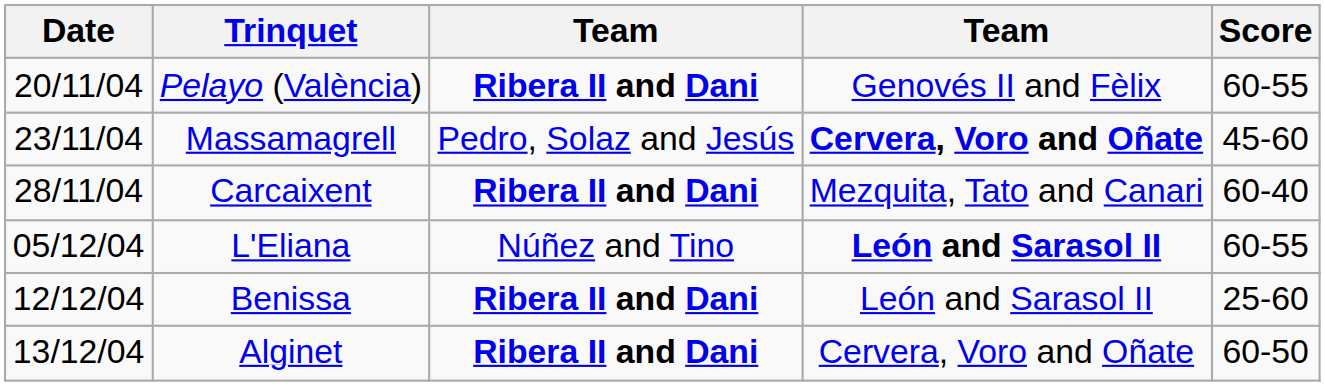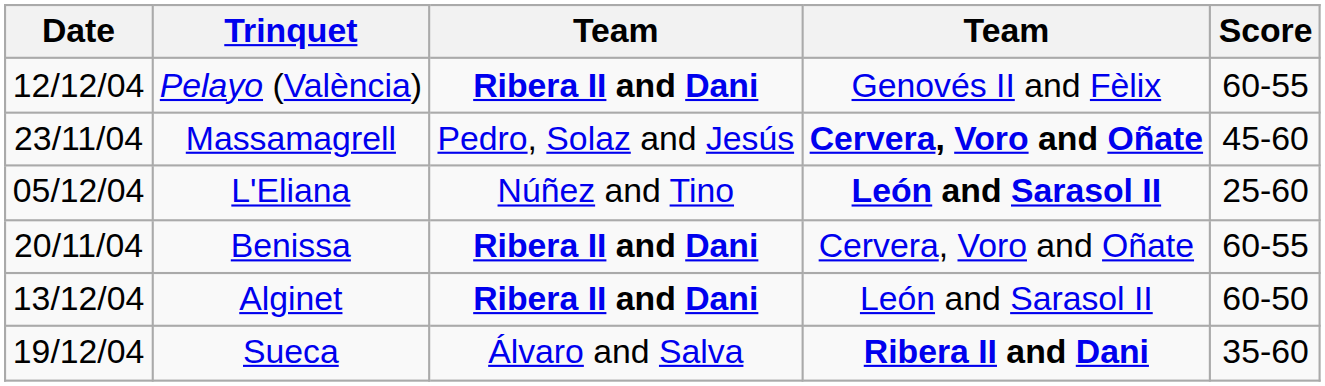(79, 84) 20/11/04 -> (79, 84) 12/12/04
- row: (291, 191)
(1266, 245) 60-55 -> (1266, 191) 25-60
(79, 298) 12/12/04 -> (79, 245) 20/11/04
(1006, 298) León and Sarasol II -> (1006, 245) Cervera, Voro and Oñate
(1266, 298) 25-60 -> (1266, 245) 60-55
(1006, 352) Cervera, Voro and Oñate -> (1006, 298) León and Sarasol II
+ row: (291, 352)
